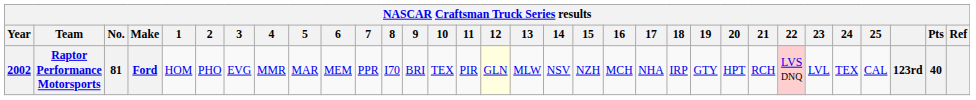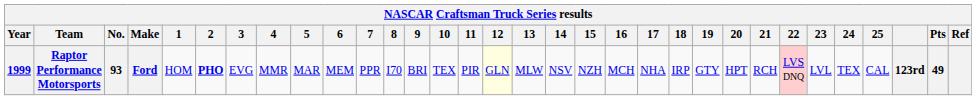(19, 70) 2002 -> (19, 70) 1999
(116, 70) 81 -> (116, 70) 93
(210, 70) normal -> (211, 70) bold
(936, 70) 40 -> (938, 70) 49
